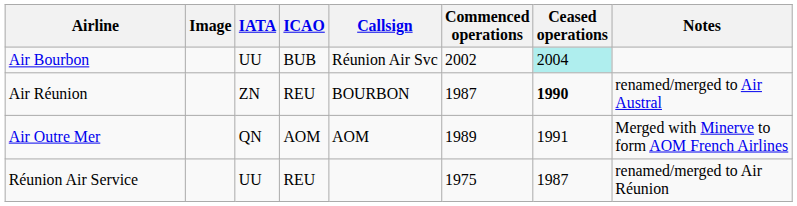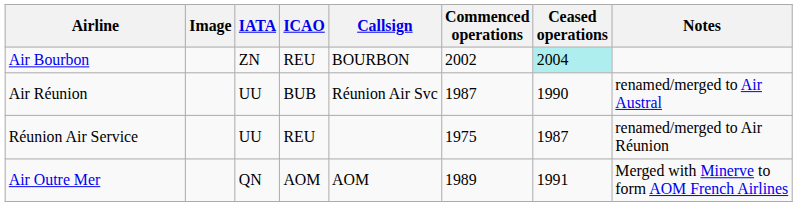(250, 60) UU -> (249, 60) ZN
(300, 60) BUB -> (299, 60) REU
(385, 60) Réunion Air Svc -> (371, 60) BOURBON
(249, 94) ZN -> (250, 94) UU
(299, 94) REU -> (300, 94) BUB
(371, 94) BOURBON -> (385, 94) Réunion Air Svc
(553, 94) bold -> (553, 94) normal
rows swapped: (55, 136) <-> (73, 179)
